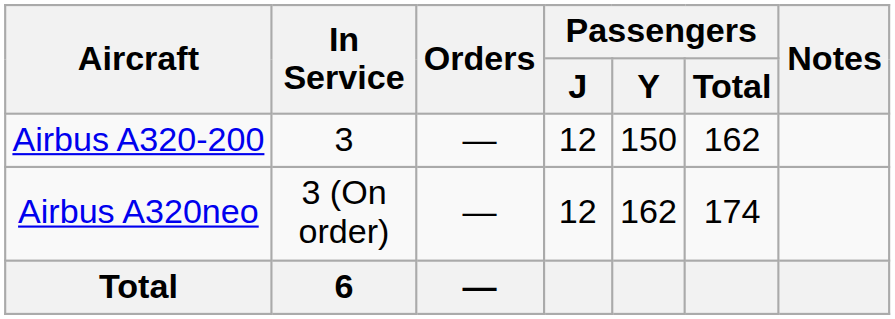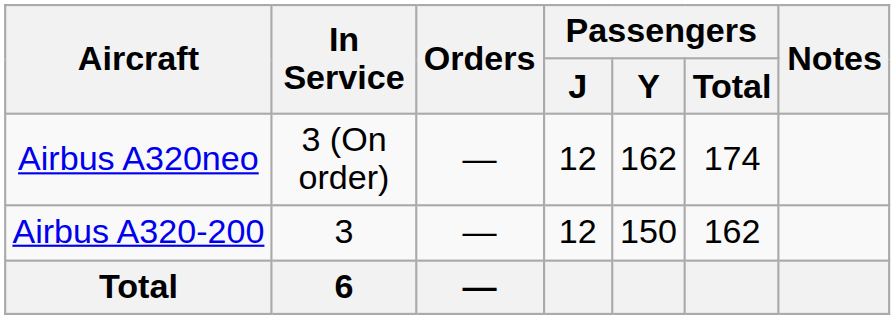rows swapped: (138, 139) <-> (138, 212)
